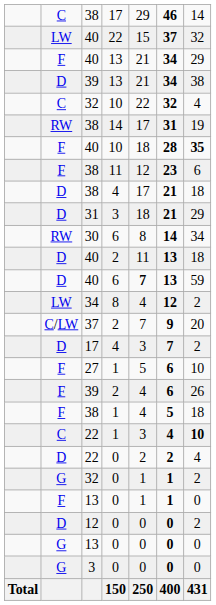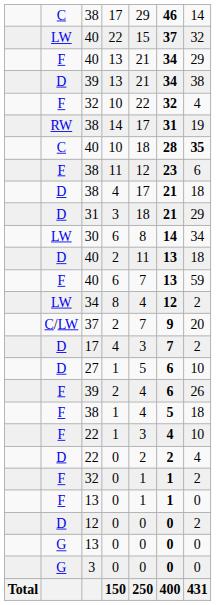(61, 103) C -> (61, 103) F
(61, 147) F -> (61, 147) C
(61, 236) RW -> (61, 236) LW
(61, 280) D -> (61, 280) F
(143, 280) bold -> (143, 280) normal
(61, 368) F -> (61, 368) D
(61, 434) C -> (61, 434) F
(197, 434) bold -> (197, 434) normal
(61, 479) G -> (61, 479) F
